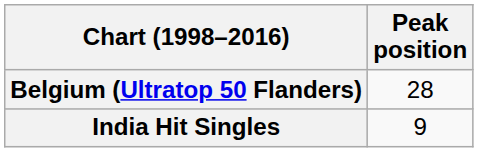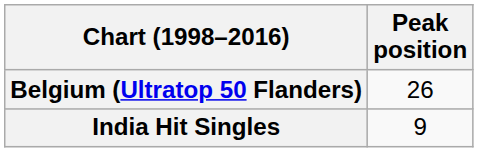(420, 89) 28 -> (420, 89) 26
